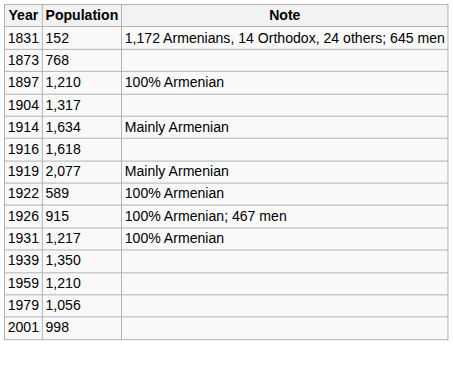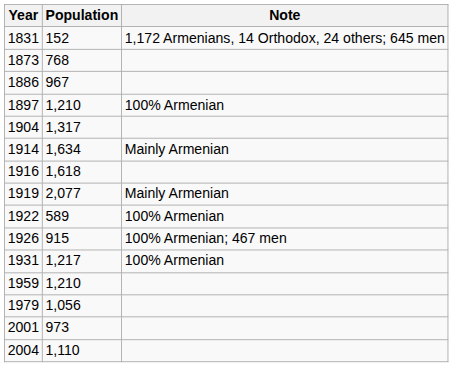+ row: (23, 82)
- row: (23, 261)
(57, 328) 998 -> (57, 328) 973
+ row: (23, 350)
